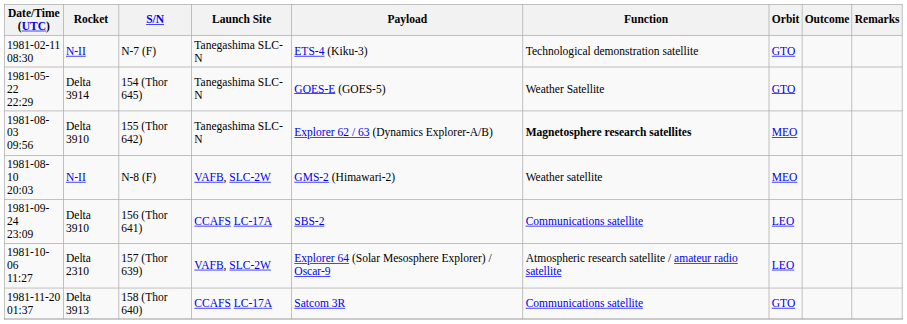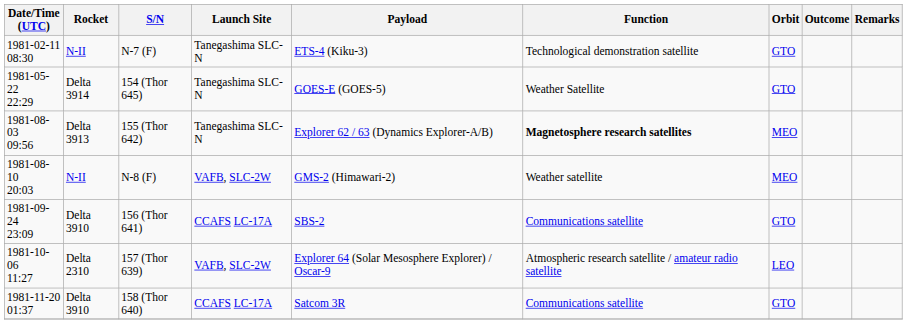(78, 133) Delta 3910 -> (78, 133) Delta 3913
(783, 221) LEO -> (784, 221) GTO
(78, 303) Delta 3913 -> (78, 303) Delta 3910
